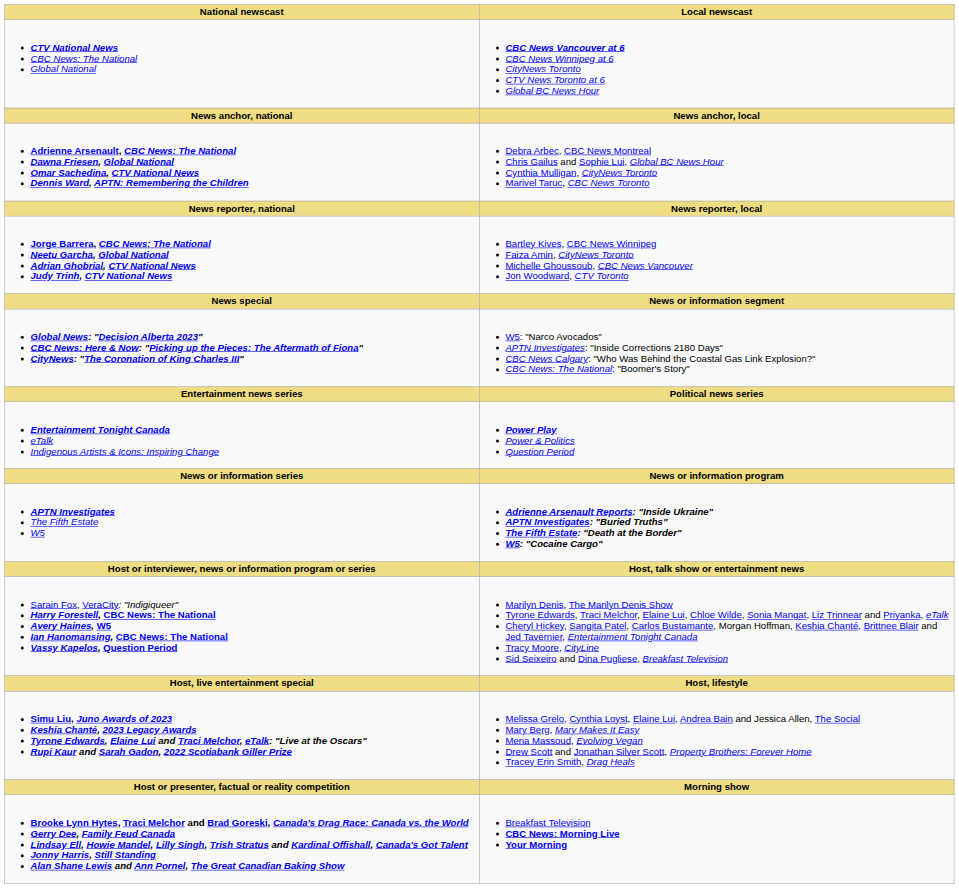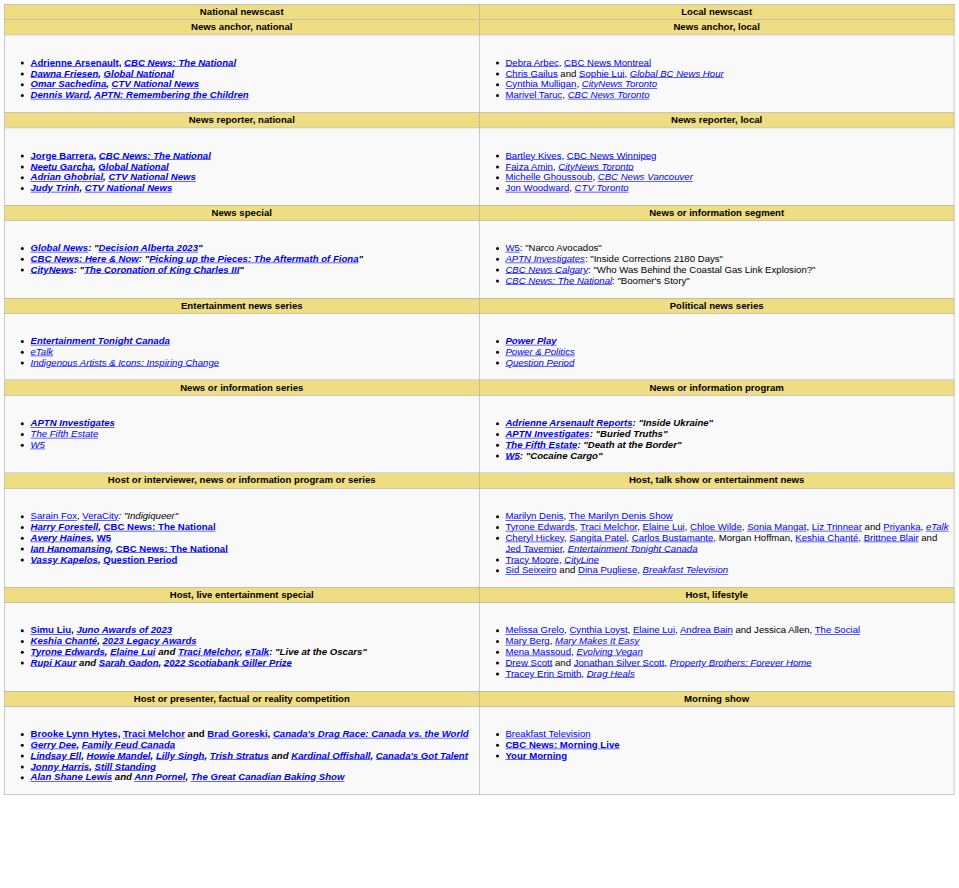- row: (242, 58)
